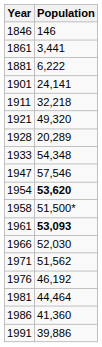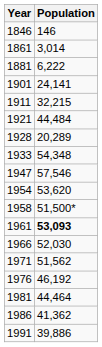(51, 48) 3,441 -> (51, 48) 3,014
(54, 102) 32,218 -> (54, 102) 32,215
(54, 119) 49,320 -> (54, 119) 44,484
(54, 191) bold -> (54, 191) normal
(54, 315) 41,360 -> (54, 315) 41,362
